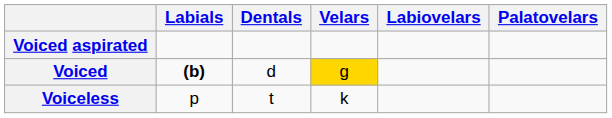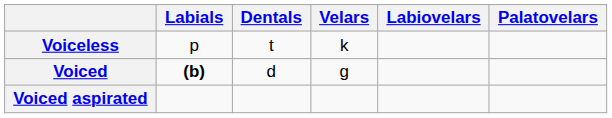rows swapped: (80, 98) <-> (80, 44)
(344, 71) gold background -> (344, 71) no background
